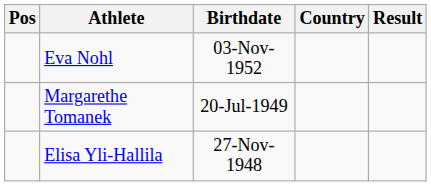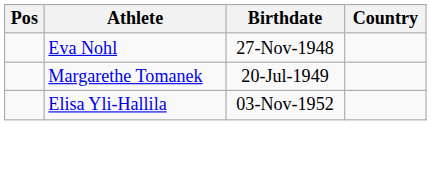- column: (398, 18)
(244, 57) 03-Nov-1952 -> (285, 47) 27-Nov-1948
(244, 155) 27-Nov-1948 -> (285, 104) 03-Nov-1952
